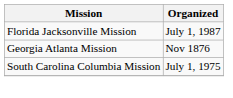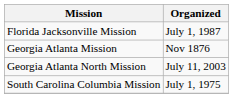+ row: (76, 66)
